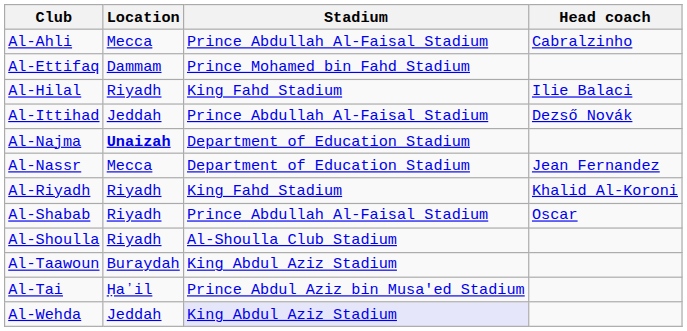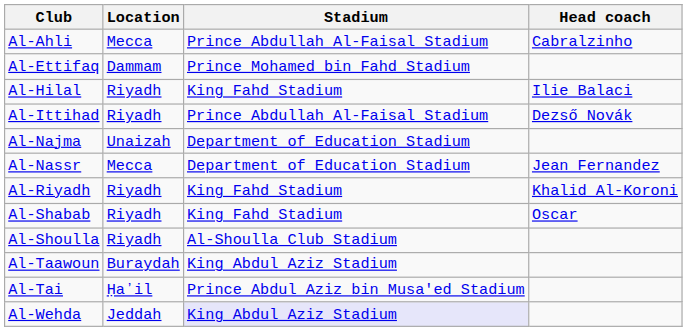(134, 116) Jeddah -> (134, 116) Riyadh
(139, 141) bold -> (139, 141) normal
(338, 215) Prince Abdullah Al-Faisal Stadium -> (265, 215) King Fahd Stadium
